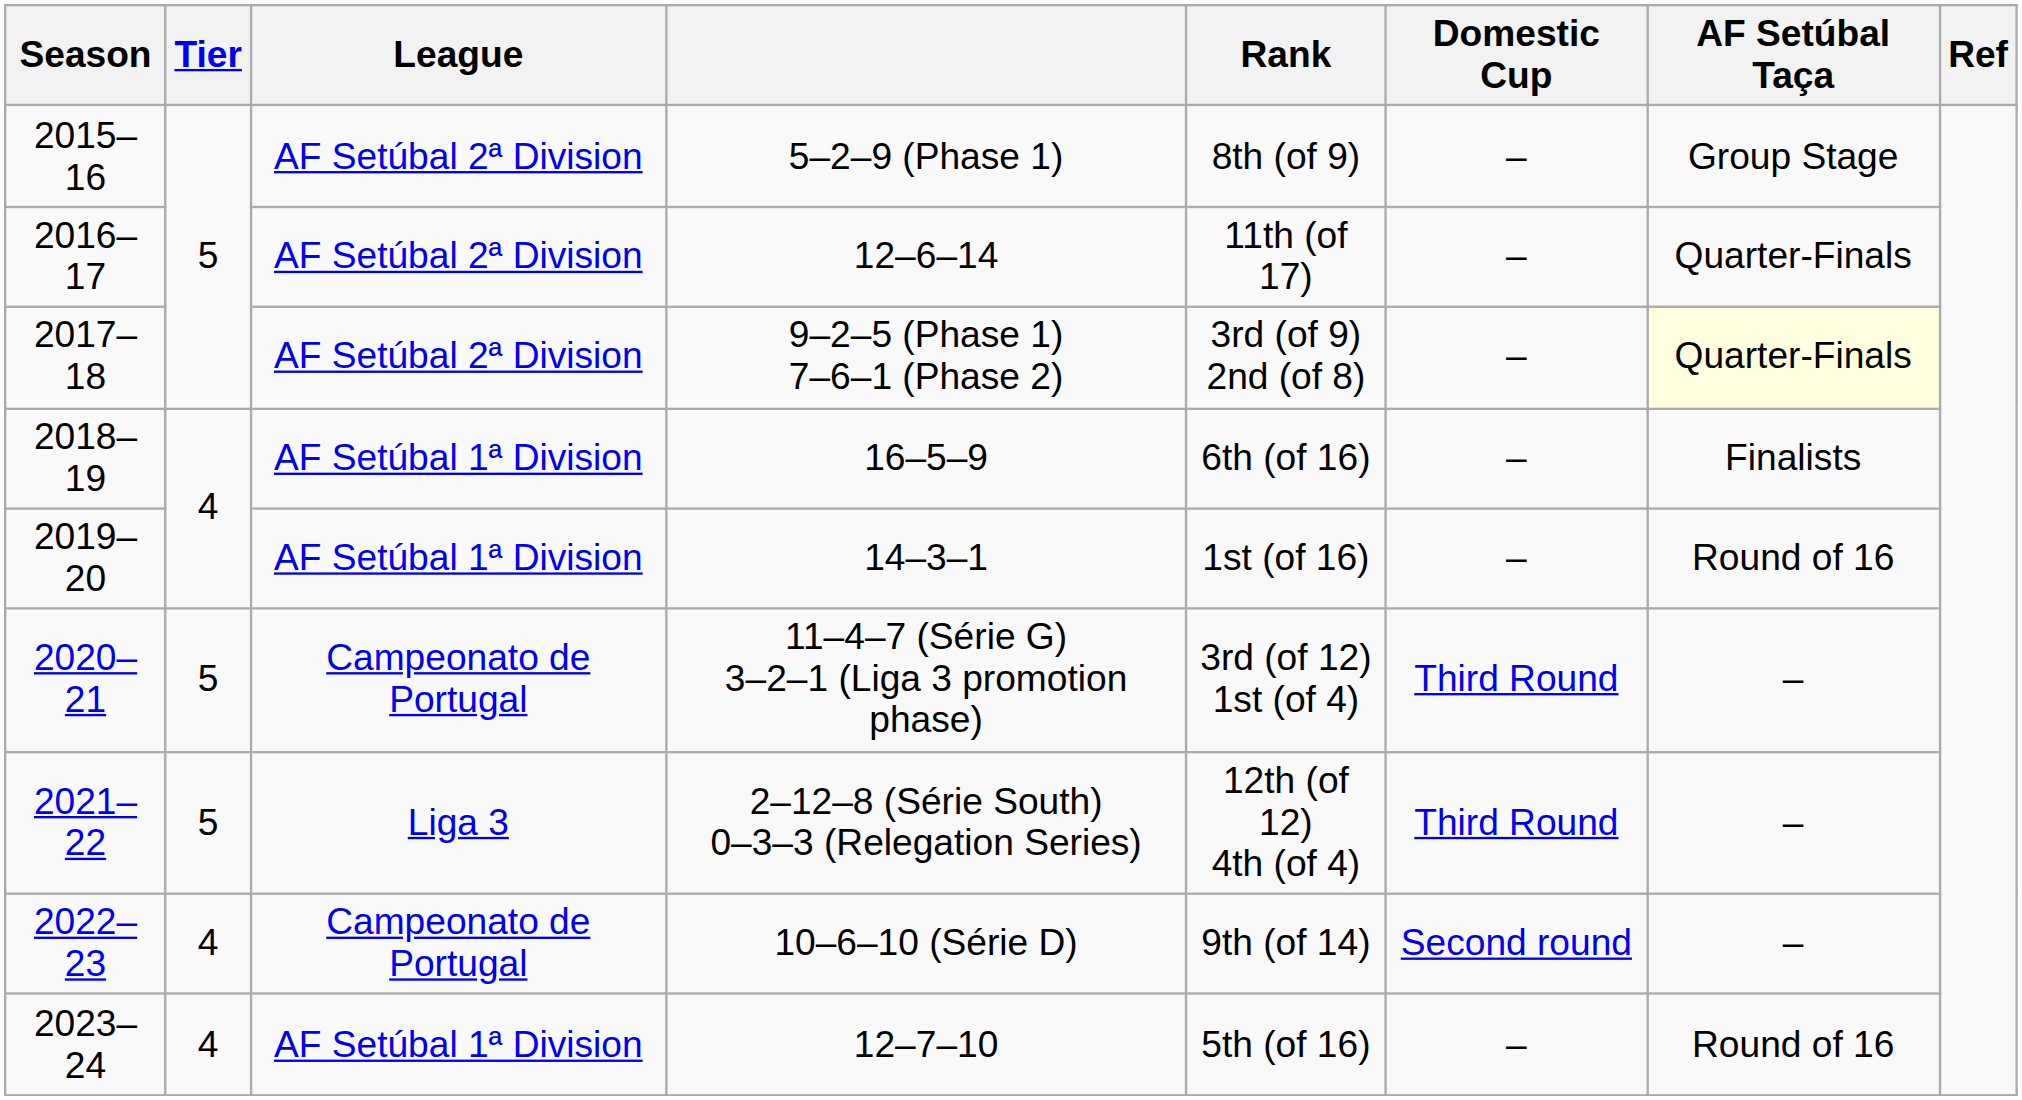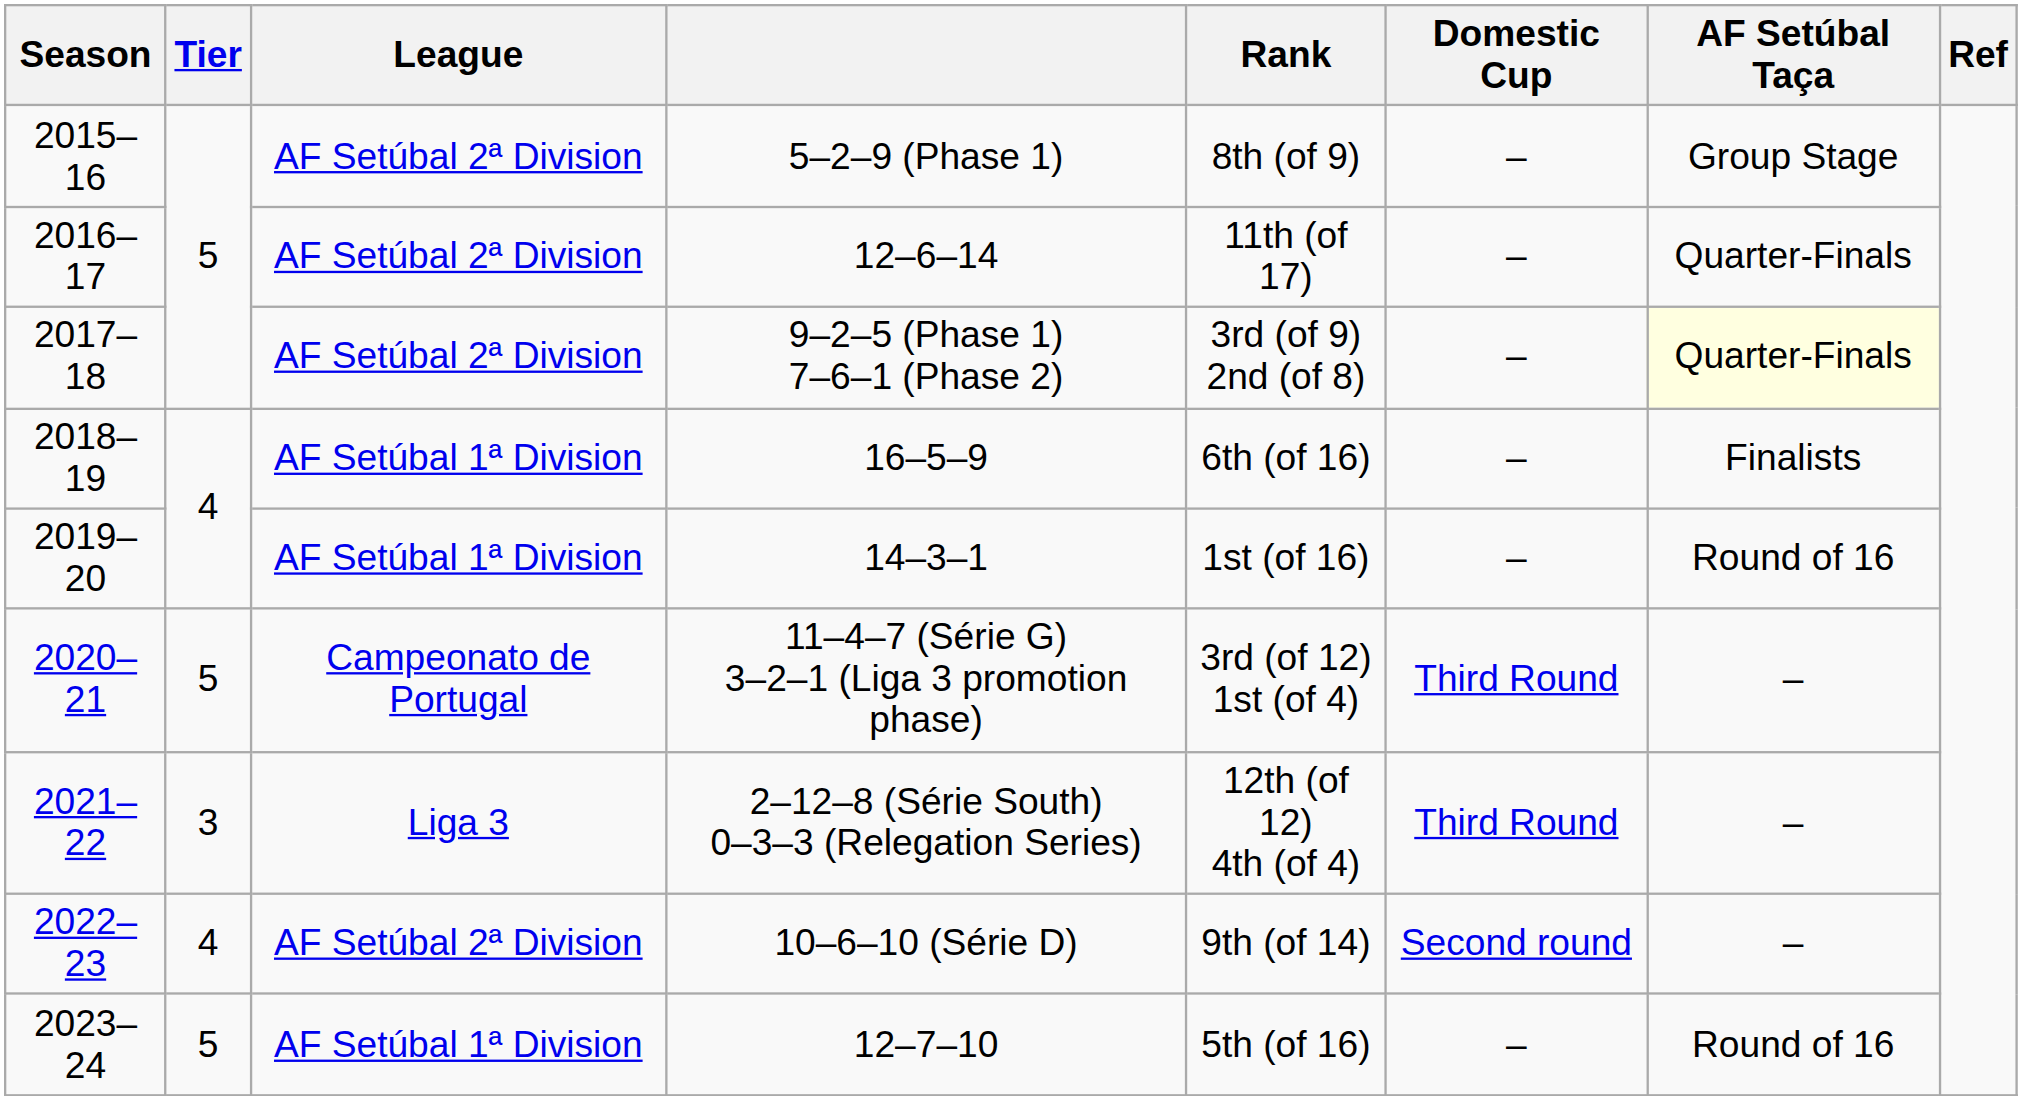(208, 821) 5 -> (208, 821) 3
(458, 943) Campeonato de Portugal -> (458, 943) AF Setúbal 2ª Division
(208, 1044) 4 -> (208, 1044) 5
